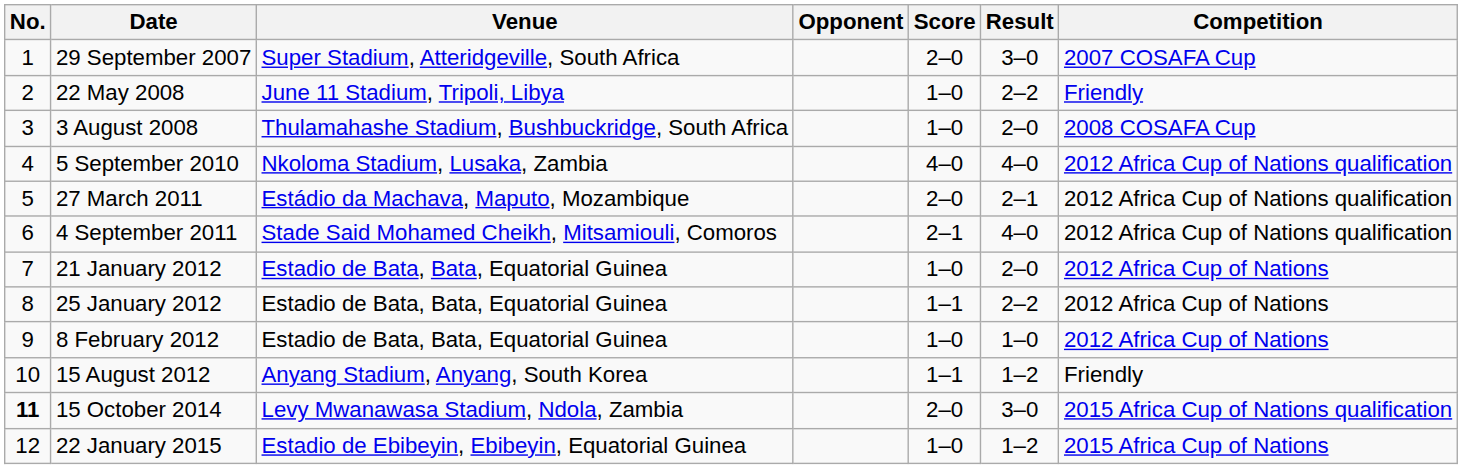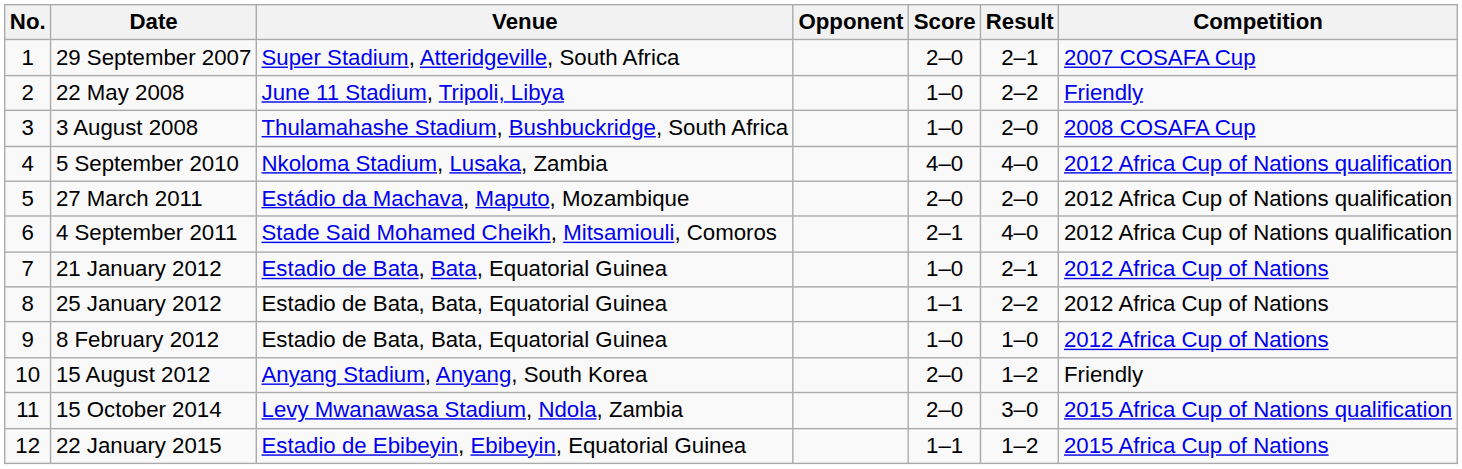(1020, 57) 3–0 -> (1020, 57) 2–1
(1020, 198) 2–1 -> (1020, 198) 2–0
(1020, 269) 2–0 -> (1020, 269) 2–1
(945, 374) 1–1 -> (945, 374) 2–0
(28, 410) bold -> (28, 410) normal
(945, 445) 1–0 -> (945, 445) 1–1
